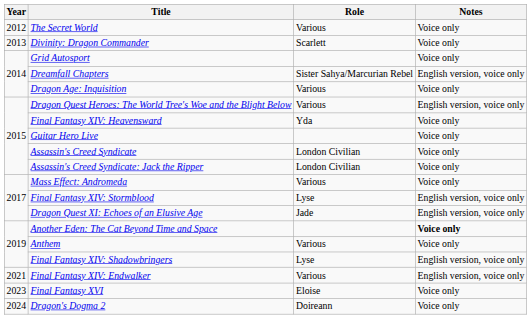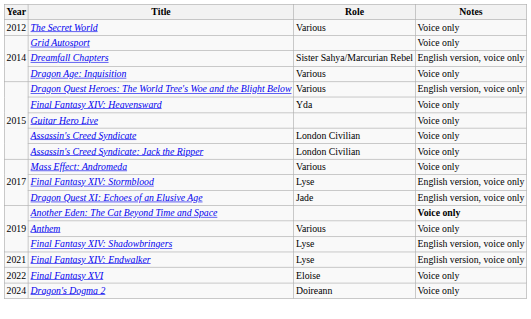- row: (90, 43)
(311, 275) Various -> (305, 259) Lyse
(16, 290) 2023 -> (16, 275) 2022
